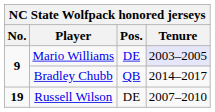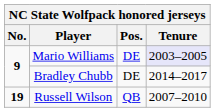(131, 76) QB -> (131, 76) DE
(131, 96) DE -> (131, 96) QB
